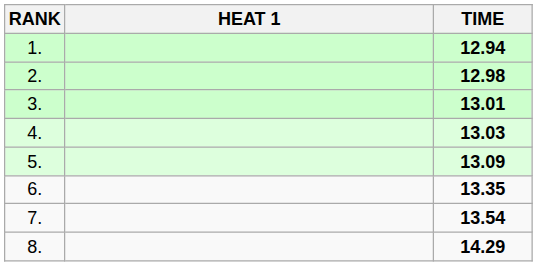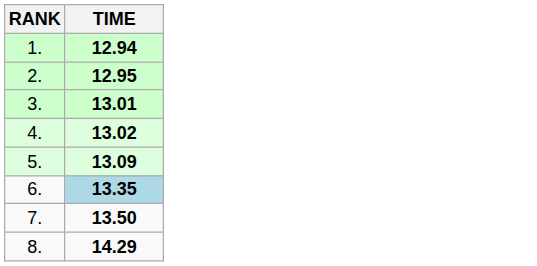- column: (249, 19)
(483, 76) 12.98 -> (114, 76) 12.95
(483, 133) 13.03 -> (114, 133) 13.02
(483, 190) no background -> (114, 190) lightblue background
(483, 218) 13.54 -> (114, 218) 13.50
